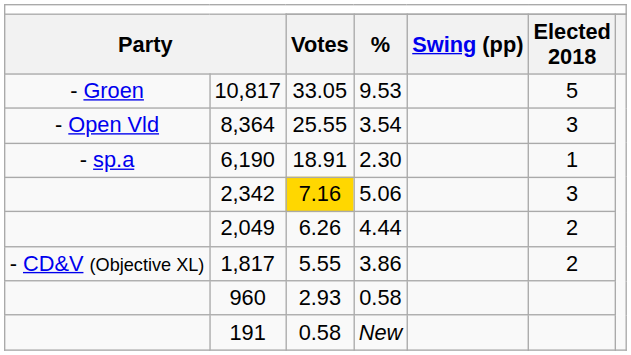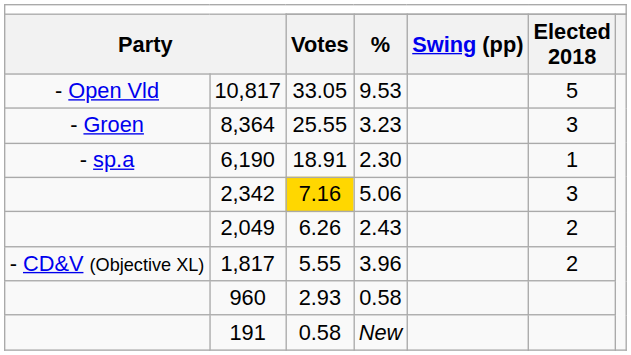(107, 90) - Groen -> (107, 90) - Open Vld
(107, 125) - Open Vld -> (107, 125) - Groen
(380, 125) 3.54 -> (380, 125) 3.23
(380, 228) 4.44 -> (380, 228) 2.43
(380, 263) 3.86 -> (380, 263) 3.96
